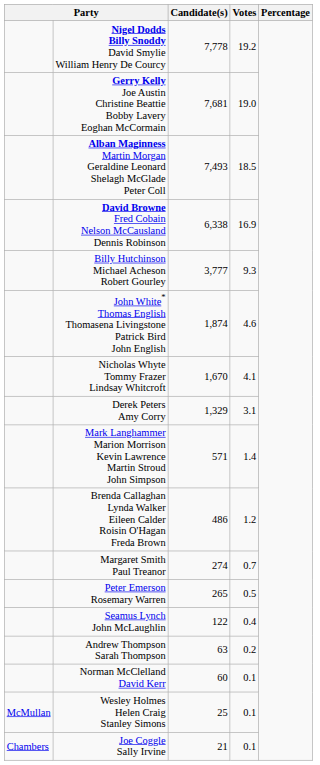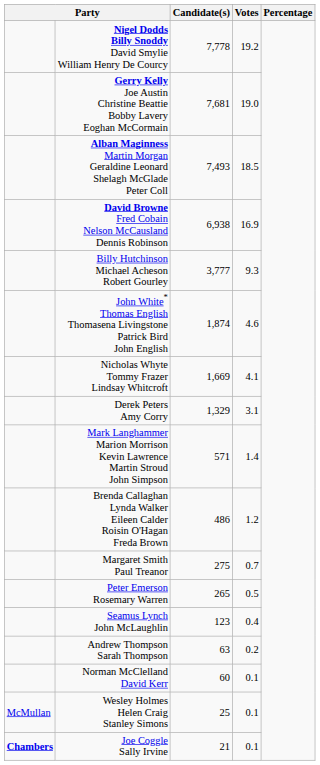(216, 224) 6,338 -> (218, 224) 6,938
(216, 376) 1,670 -> (218, 376) 1,669
(220, 565) 274 -> (222, 565) 275
(220, 621) 122 -> (222, 621) 123
(28, 746) normal -> (30, 746) bold
